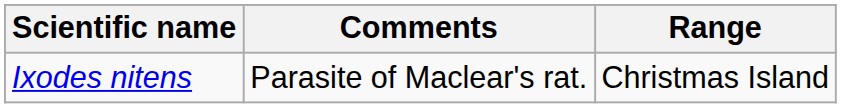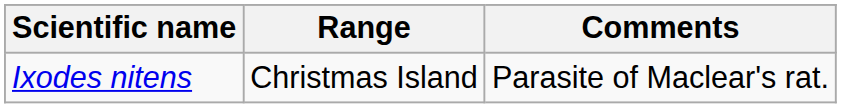columns swapped: (715, 28) <-> (419, 28)
